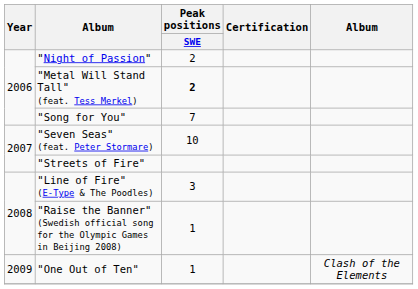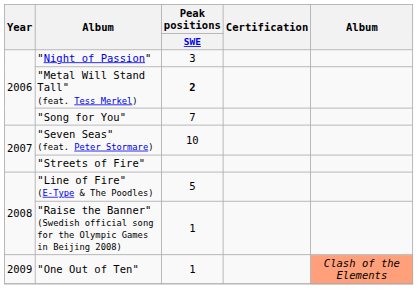(192, 58) 2 -> (192, 58) 3
(192, 187) 3 -> (192, 187) 5
(362, 269) no background -> (362, 269) lightsalmon background
